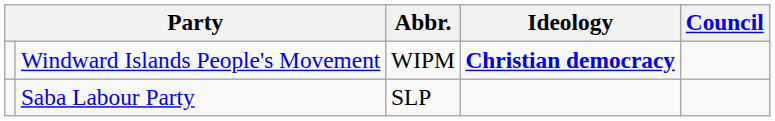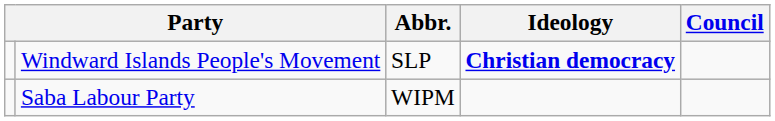(423, 60) WIPM -> (411, 60) SLP
(411, 97) SLP -> (423, 97) WIPM
